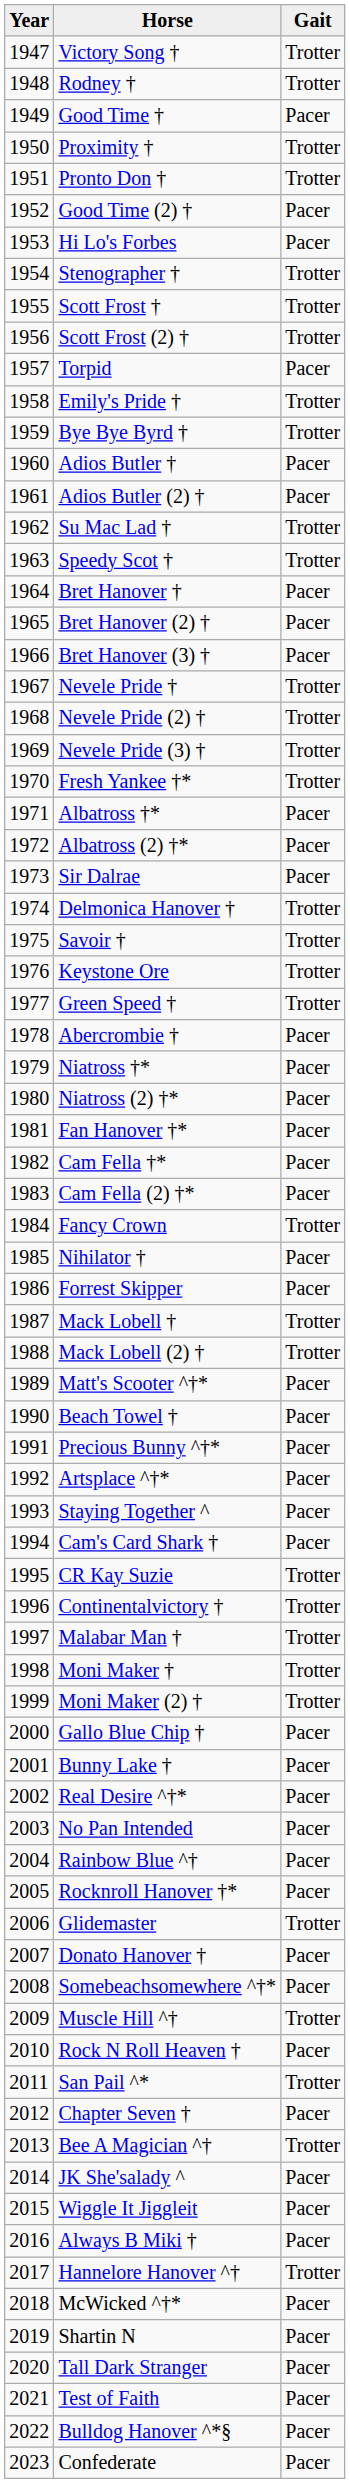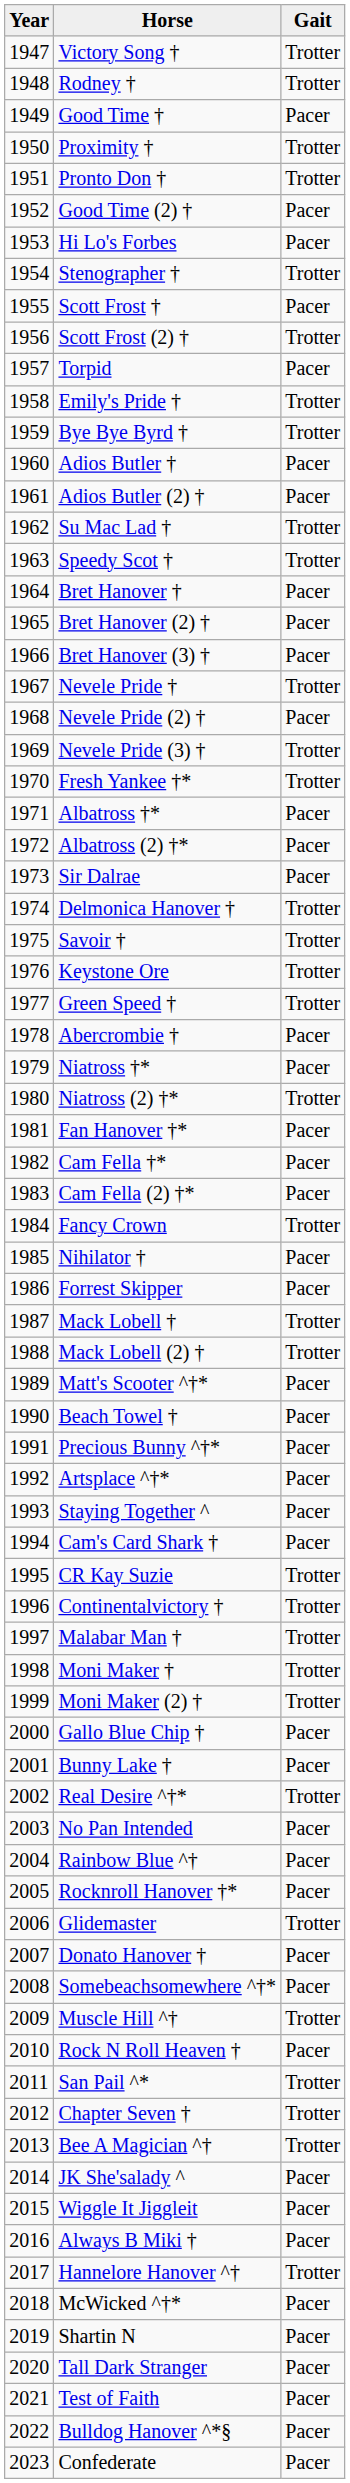(313, 305) Trotter -> (308, 305) Pacer
(313, 718) Trotter -> (308, 718) Pacer
(308, 1098) Pacer -> (313, 1098) Trotter
(308, 1796) Pacer -> (313, 1796) Trotter
(308, 2113) Pacer -> (313, 2113) Trotter
